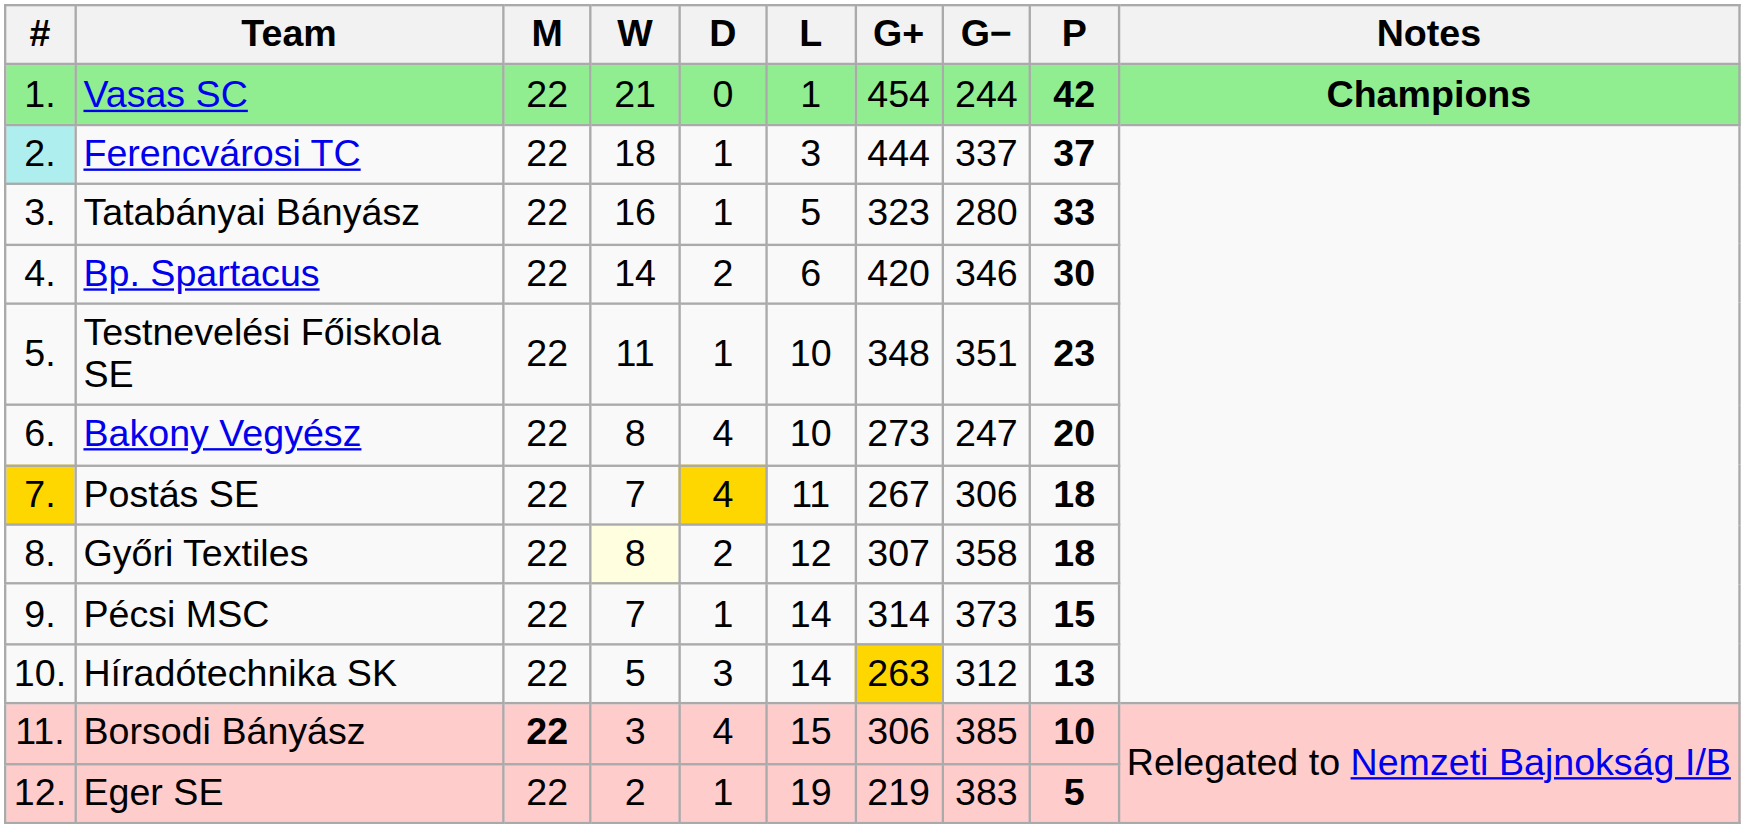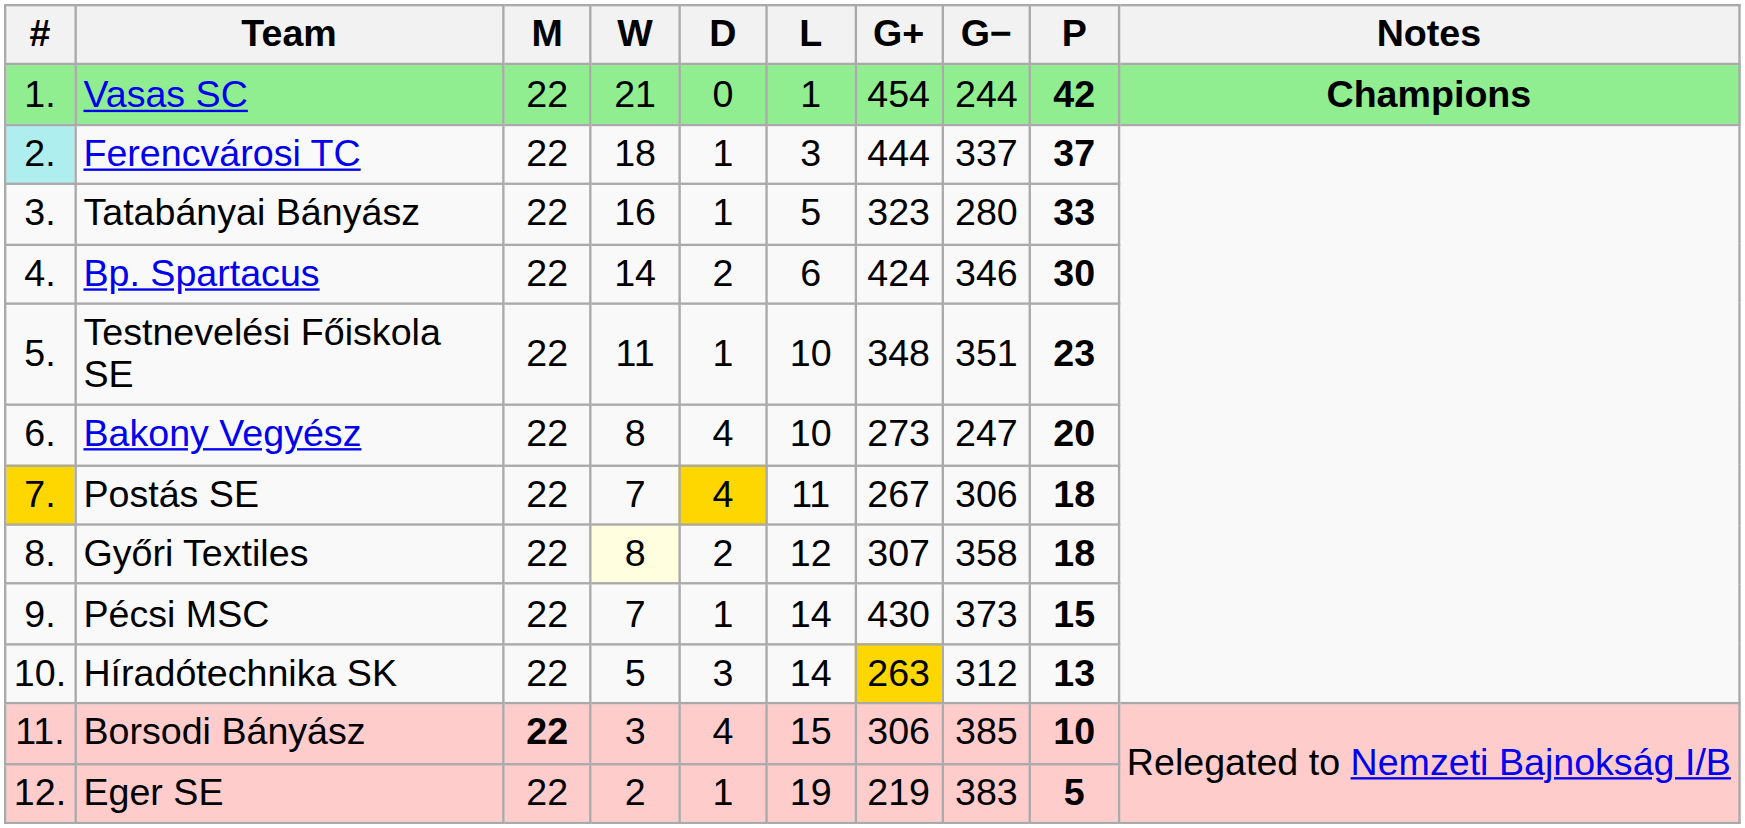(899, 272) 420 -> (899, 272) 424
(899, 613) 314 -> (899, 613) 430
